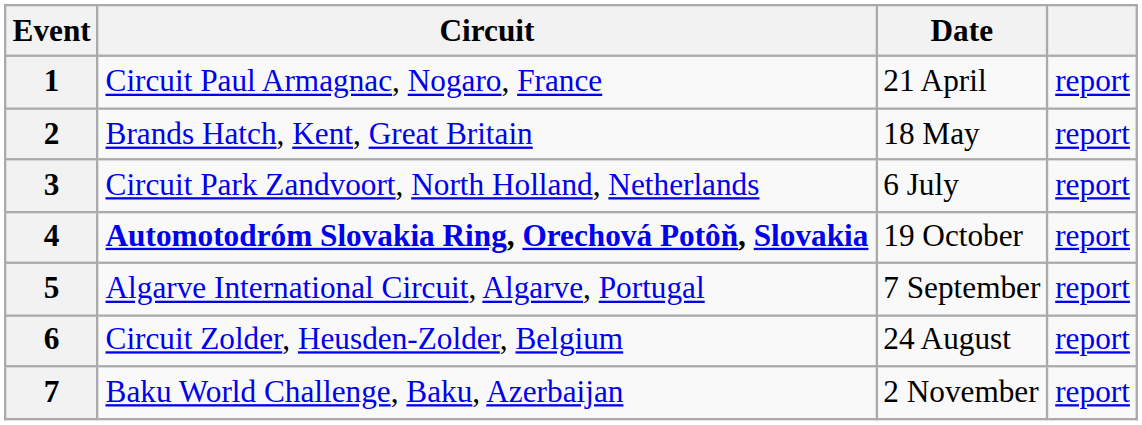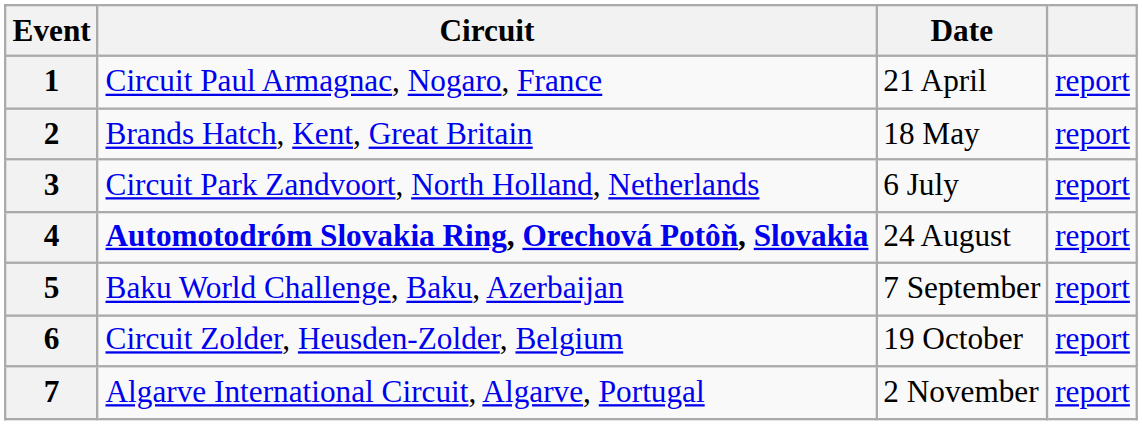(953, 236) 19 October -> (947, 236) 24 August
(405, 287) Algarve International Circuit, Algarve, Portugal -> (364, 287) Baku World Challenge, Baku, Azerbaijan
(947, 339) 24 August -> (953, 339) 19 October
(364, 391) Baku World Challenge, Baku, Azerbaijan -> (405, 391) Algarve International Circuit, Algarve, Portugal
